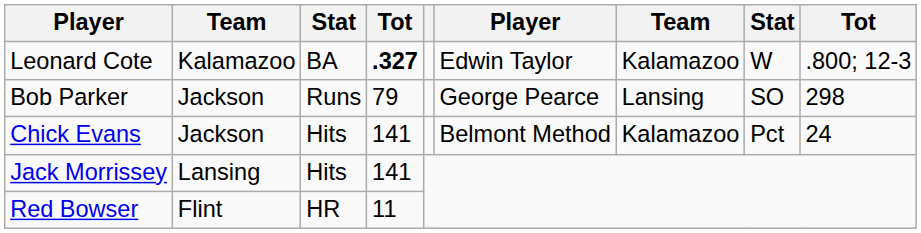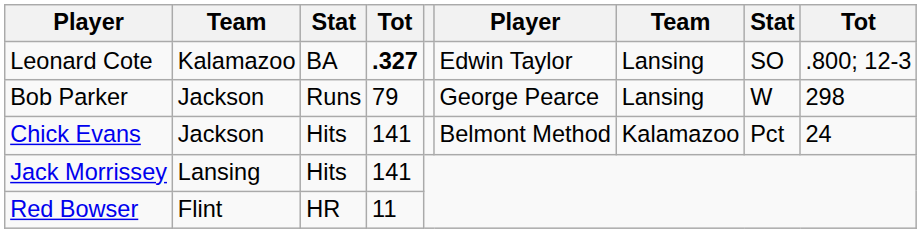(681, 60) Kalamazoo -> (663, 60) Lansing
(761, 60) W -> (767, 60) SO
(767, 97) SO -> (761, 97) W
